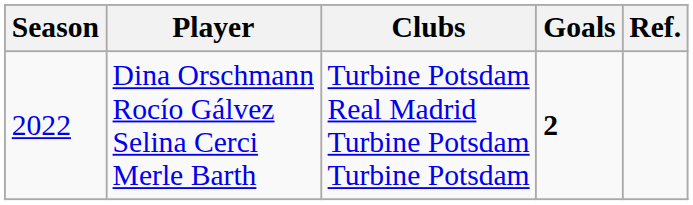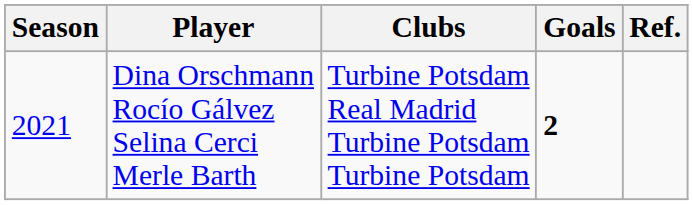(41, 124) 2022 -> (41, 124) 2021
